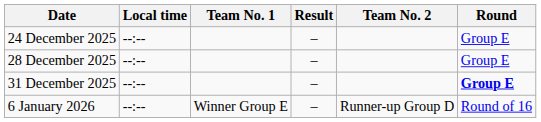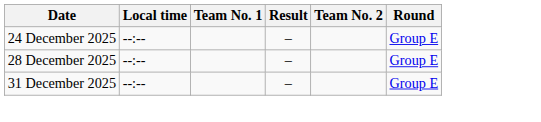(487, 83) bold -> (414, 83) normal
- row: (51, 106)
